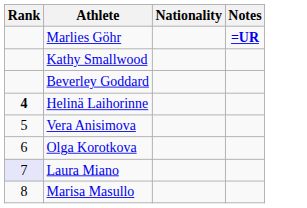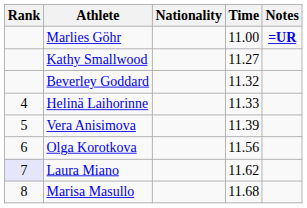+ column: (244, 15)
(24, 103) bold -> (24, 103) normal
